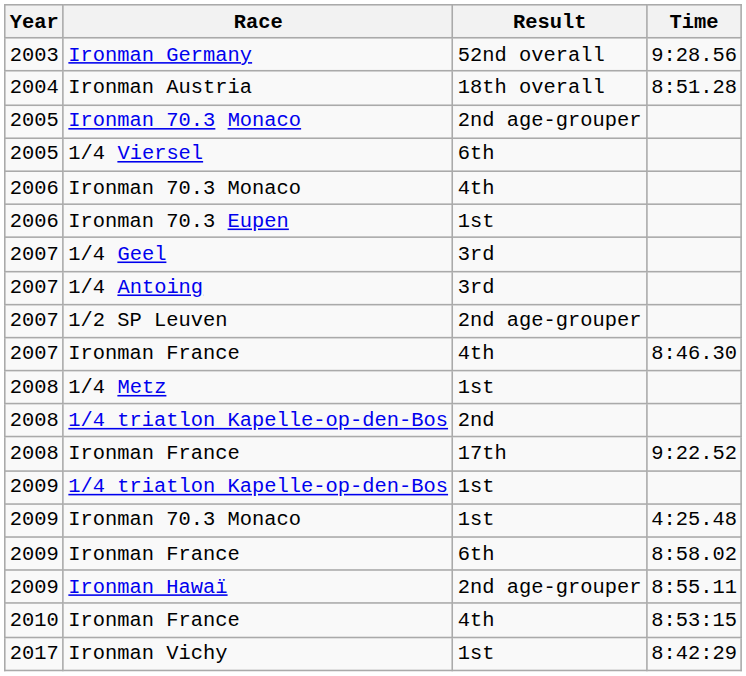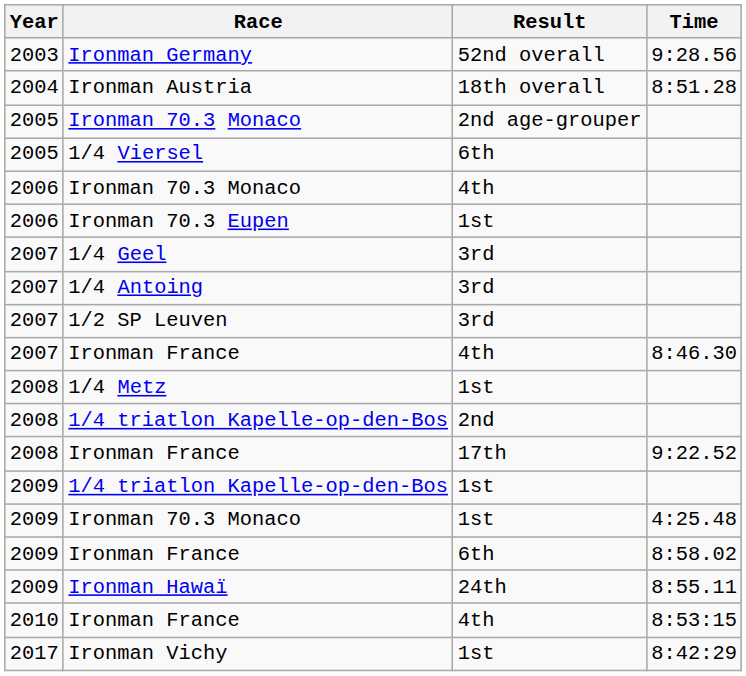(550, 321) 2nd age-grouper -> (476, 321) 3rd
(550, 587) 2nd age-grouper -> (482, 587) 24th
